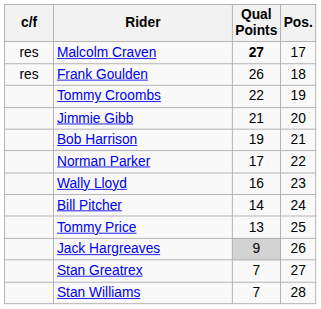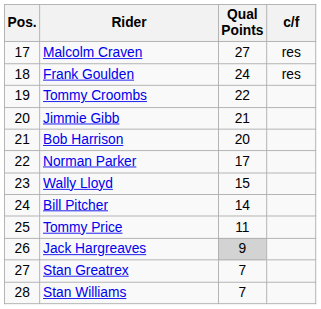columns swapped: (298, 23) <-> (29, 23)
(256, 52) bold -> (242, 52) normal
(256, 74) 26 -> (242, 74) 24
(256, 140) 19 -> (242, 140) 20
(256, 183) 16 -> (242, 183) 15
(256, 227) 13 -> (242, 227) 11
